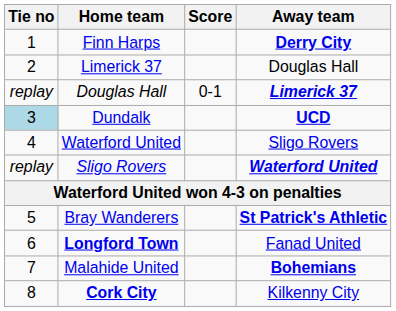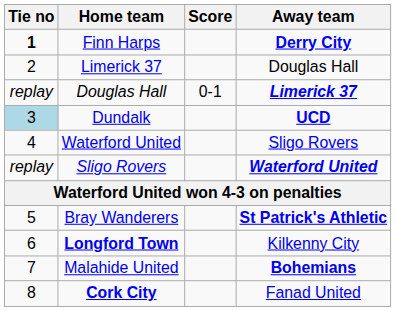(31, 42) normal -> (31, 42) bold
(313, 243) Fanad United -> (313, 243) Kilkenny City
(313, 293) Kilkenny City -> (313, 293) Fanad United
